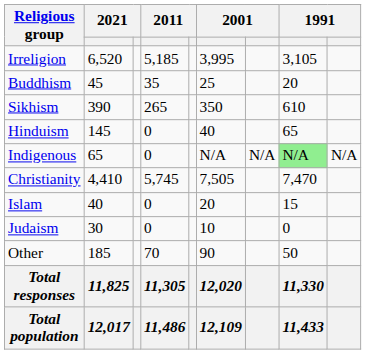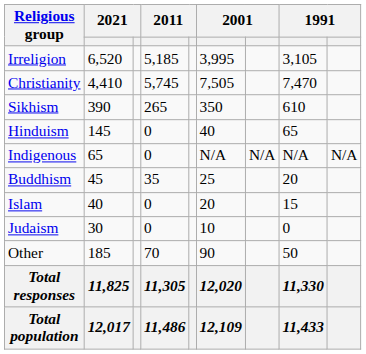rows swapped: (44, 180) <-> (40, 82)
(296, 155) lightgreen background -> (296, 155) no background
